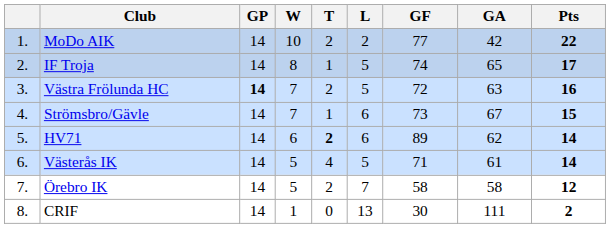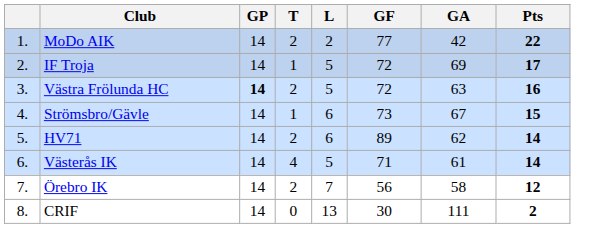- column: (293, 16)
(420, 65) 74 -> (384, 65) 72
(494, 65) 65 -> (458, 65) 69
(329, 138) bold -> (293, 138) normal
(420, 187) 58 -> (384, 187) 56
